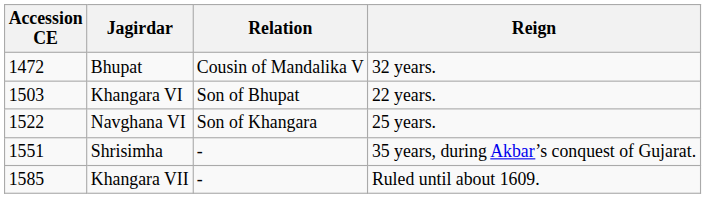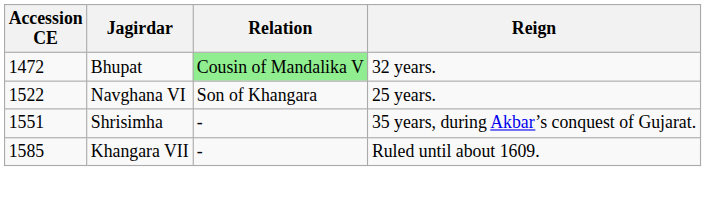(280, 66) no background -> (280, 66) lightgreen background
- row: (137, 94)
